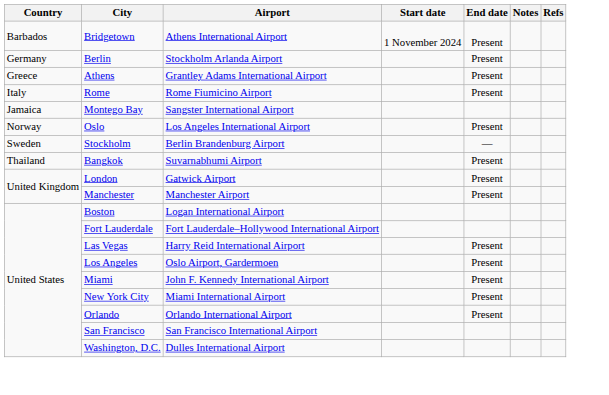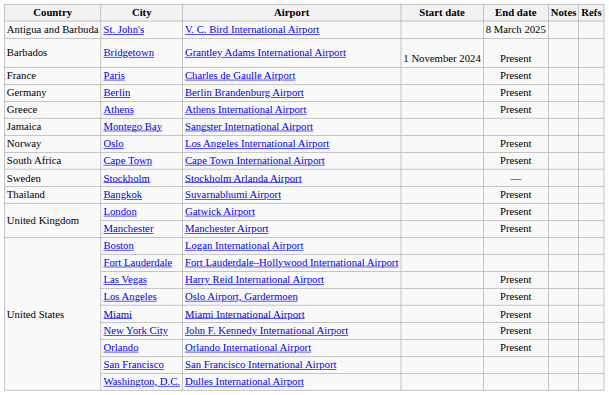+ row: (124, 30)
(226, 36) Athens International Airport -> (265, 53) Grantley Adams International Airport
+ row: (114, 76)
(224, 59) Stockholm Arlanda Airport -> (244, 93) Berlin Brandenburg Airport
(246, 76) Grantley Adams International Airport -> (246, 110) Athens International Airport
- row: (97, 93)
+ row: (128, 161)
(225, 144) Berlin Brandenburg Airport -> (243, 178) Stockholm Arlanda Airport
(247, 280) John F. Kennedy International Airport -> (245, 314) Miami International Airport
(225, 297) Miami International Airport -> (267, 331) John F. Kennedy International Airport
